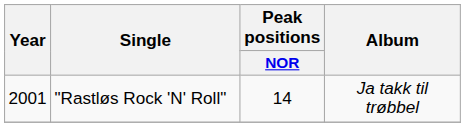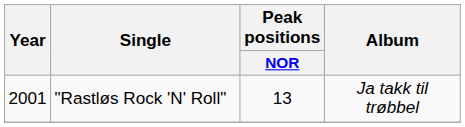(282, 98) 14 -> (282, 98) 13
